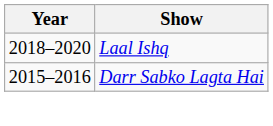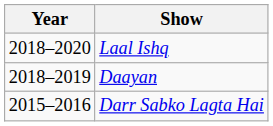+ row: (128, 76)
